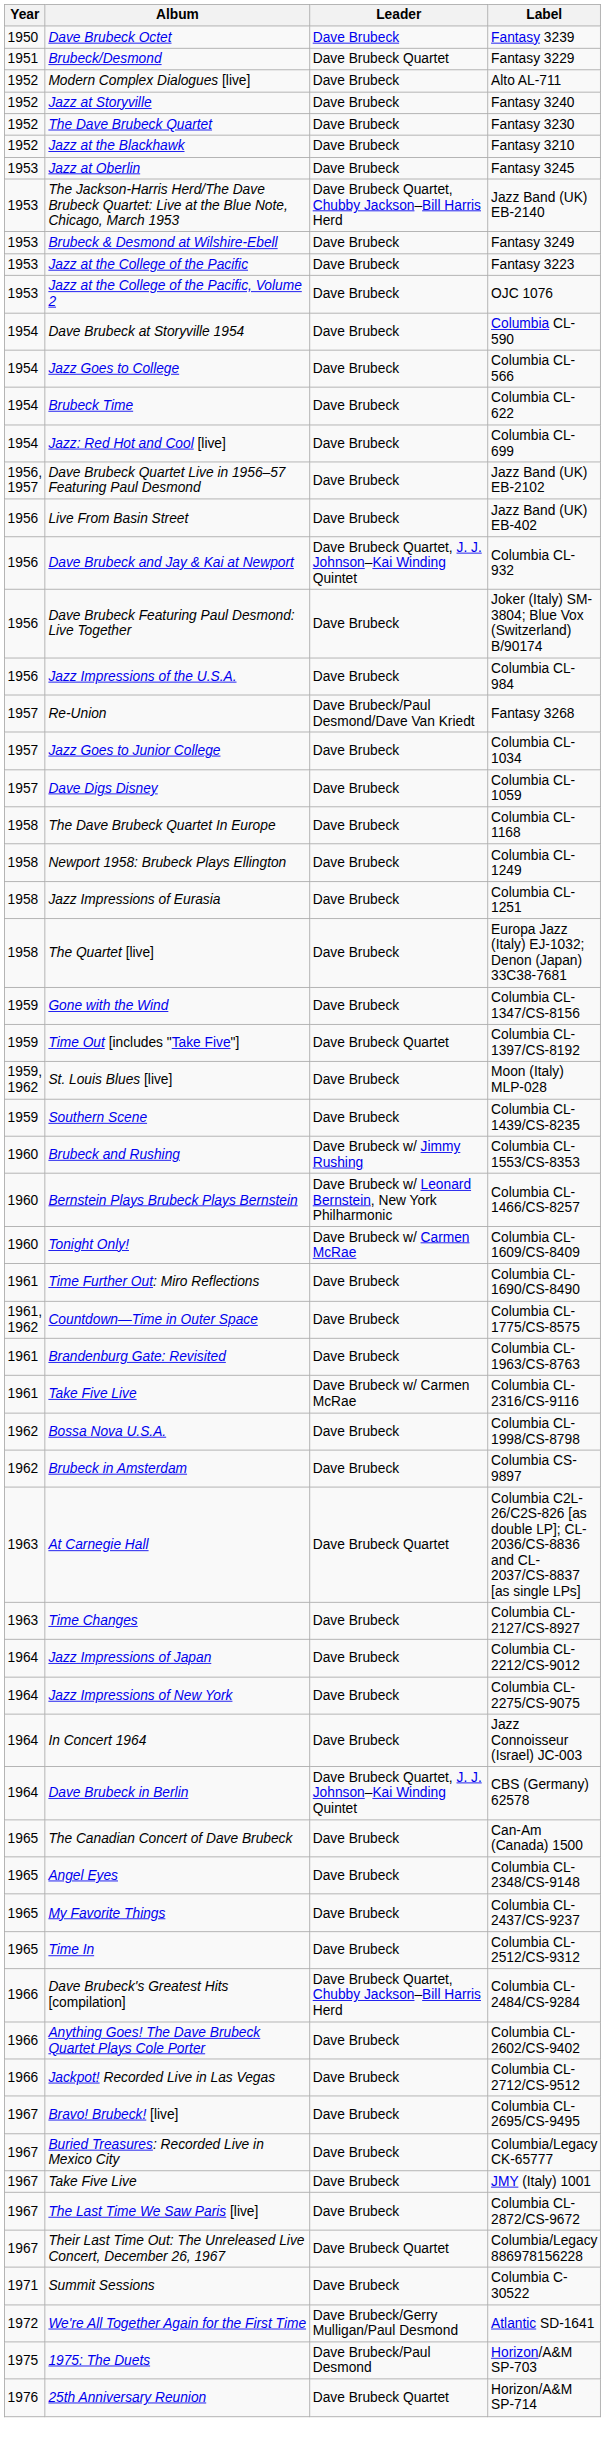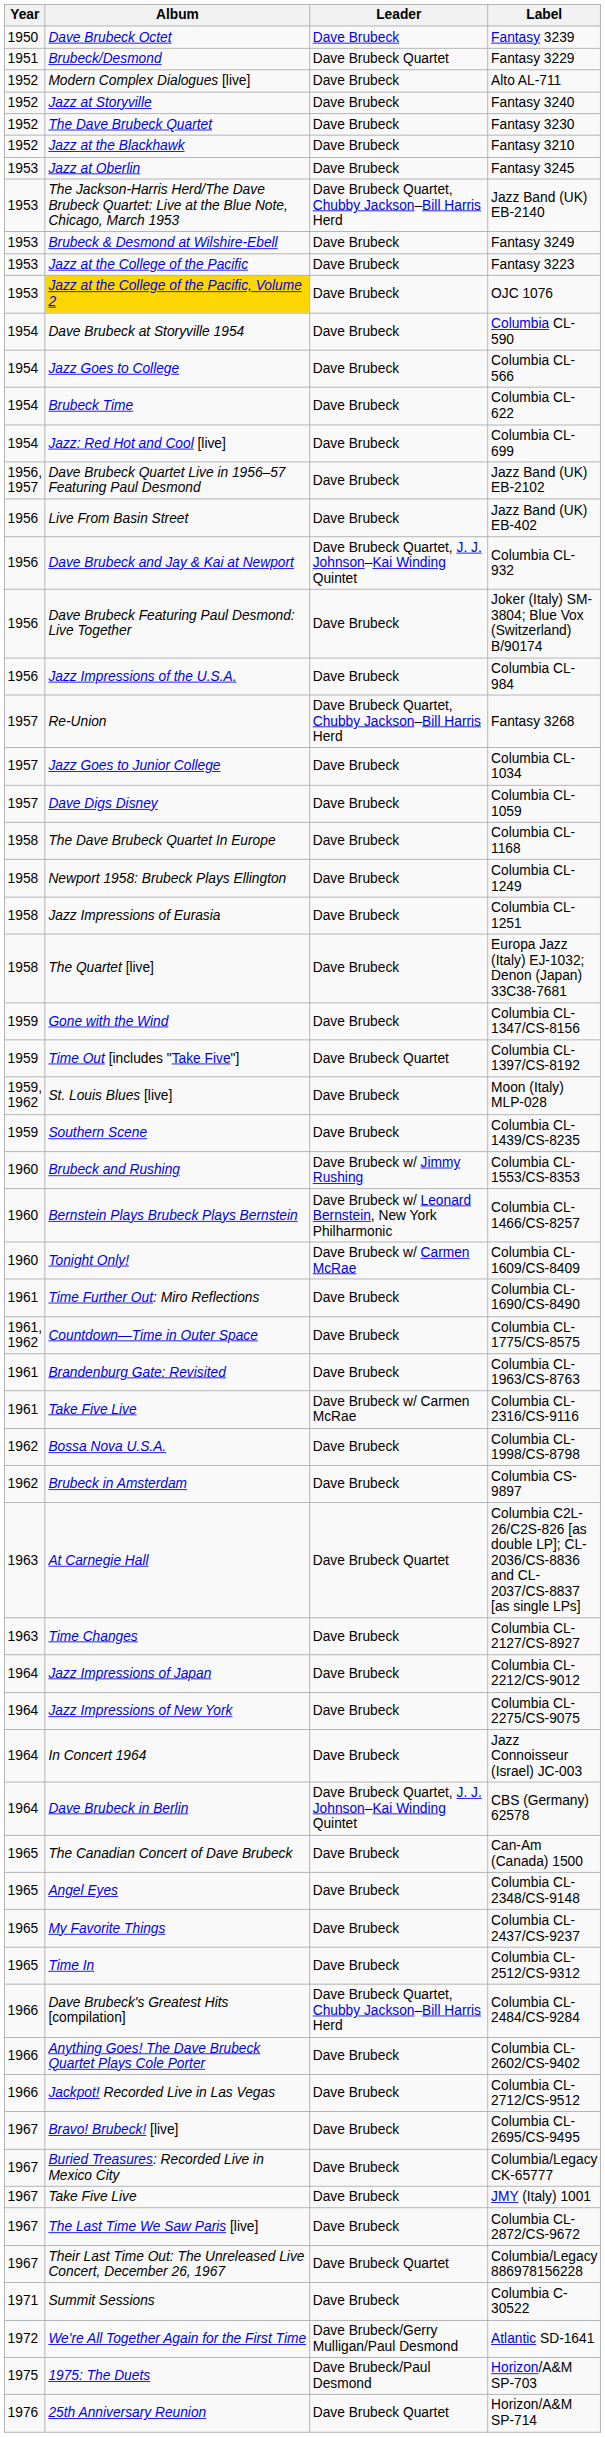(175, 294) no background -> (175, 294) gold background
(394, 713) Dave Brubeck/Paul Desmond/Dave Van Kriedt -> (397, 721) Dave Brubeck Quartet, Chubby Jackson–Bill Harris Herd
